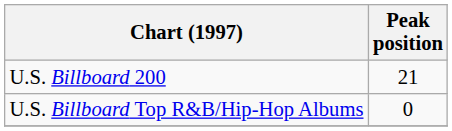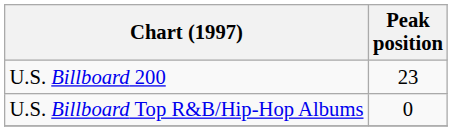(408, 76) 21 -> (408, 76) 23
